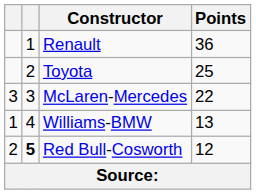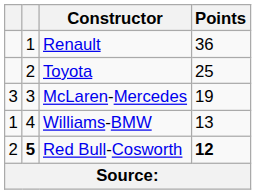(204, 96) 22 -> (204, 96) 19
(204, 149) normal -> (204, 149) bold
